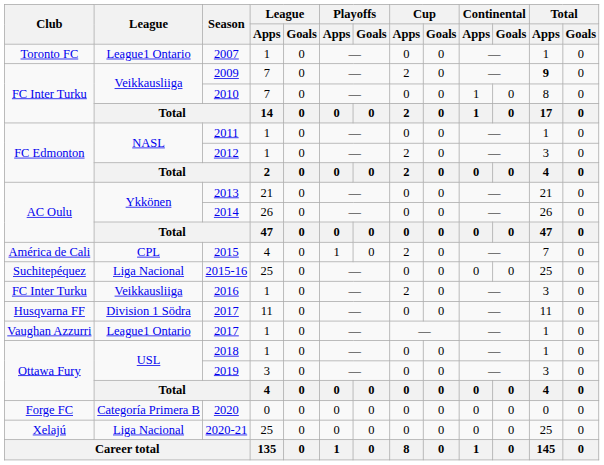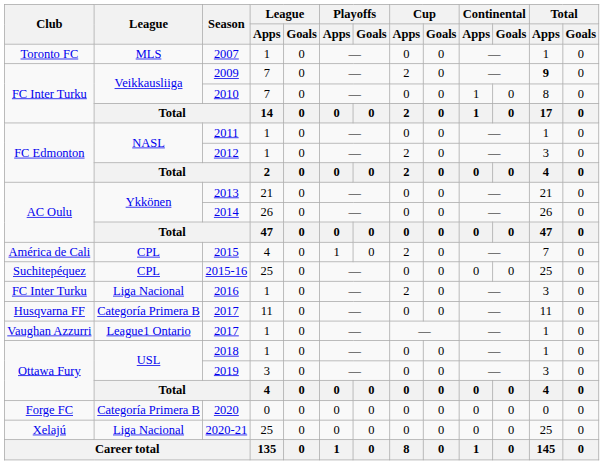(149, 53) League1 Ontario -> (149, 53) MLS
(149, 271) Liga Nacional -> (149, 271) CPL
(149, 291) Veikkausliiga -> (149, 291) Liga Nacional
(149, 311) Division 1 Södra -> (149, 311) Categoría Primera B
